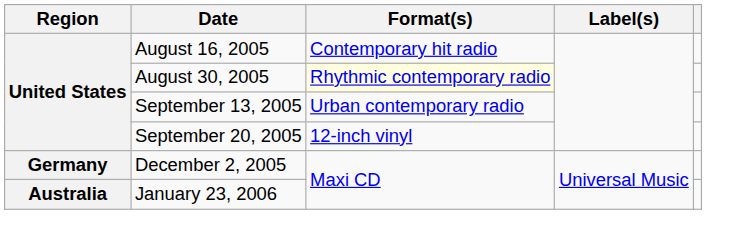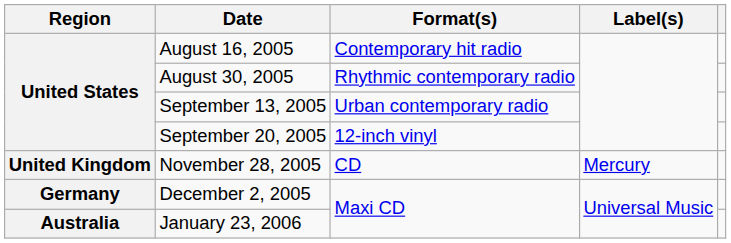(430, 77) lightyellow background -> (455, 77) no background
+ row: (240, 164)
